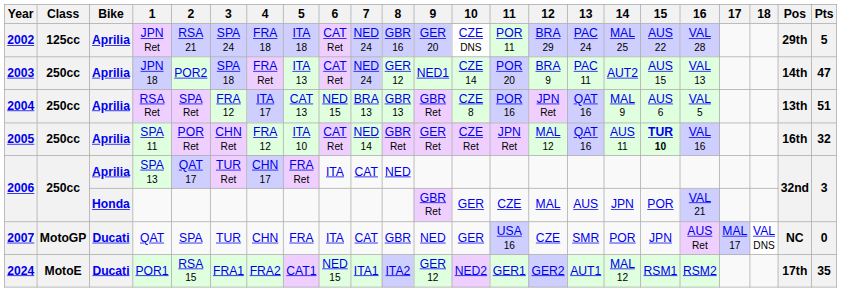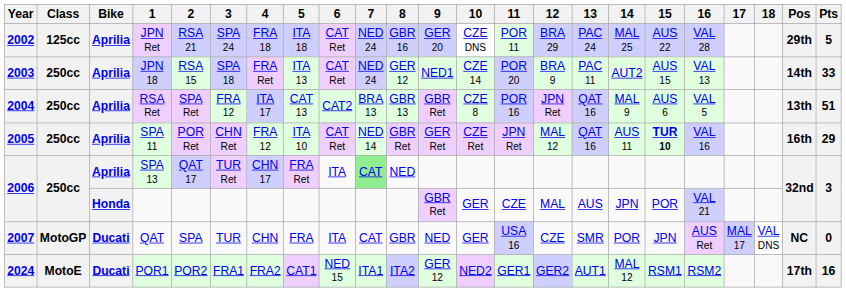(191, 73) POR2 -> (191, 73) RSA 15
(824, 73) 47 -> (829, 73) 33
(335, 106) NED 15 -> (337, 106) CAT2
(824, 139) 32 -> (829, 139) 29
(366, 172) no background -> (371, 172) lightgreen background
(191, 271) RSA 15 -> (191, 271) POR2
(824, 271) 35 -> (829, 271) 16
